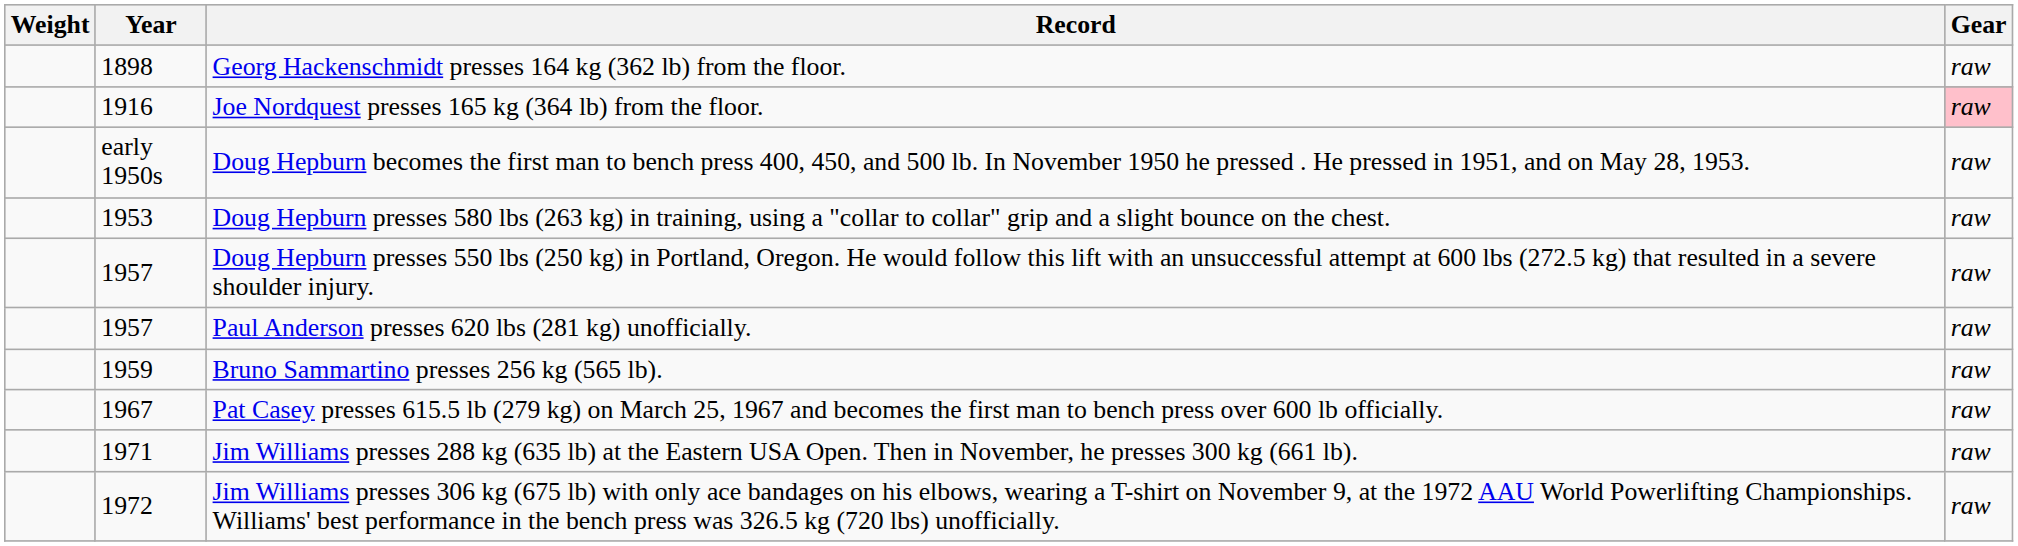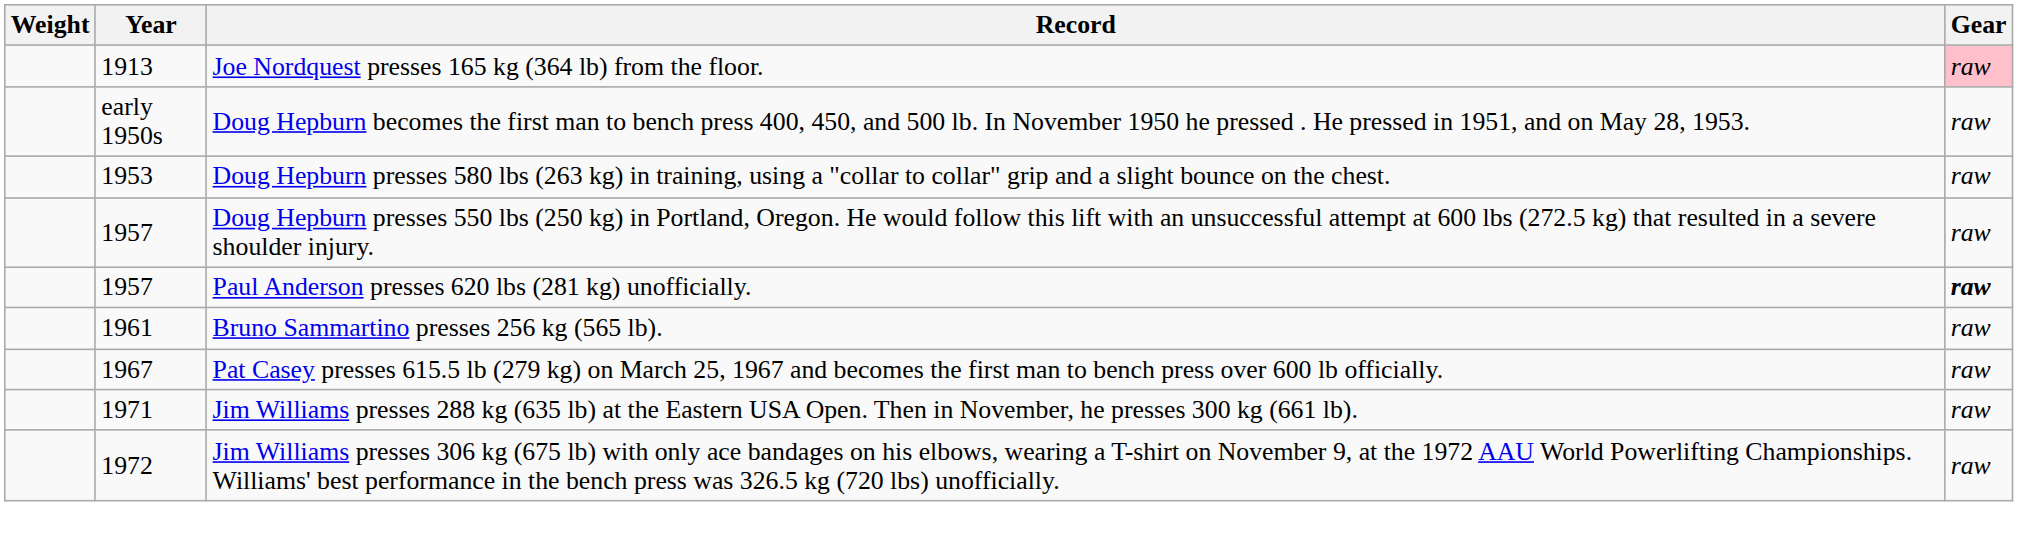- row: (529, 65)
(127, 106) 1916 -> (127, 65) 1913
(1971, 328) normal -> (1971, 287) bold
(127, 368) 1959 -> (127, 328) 1961
